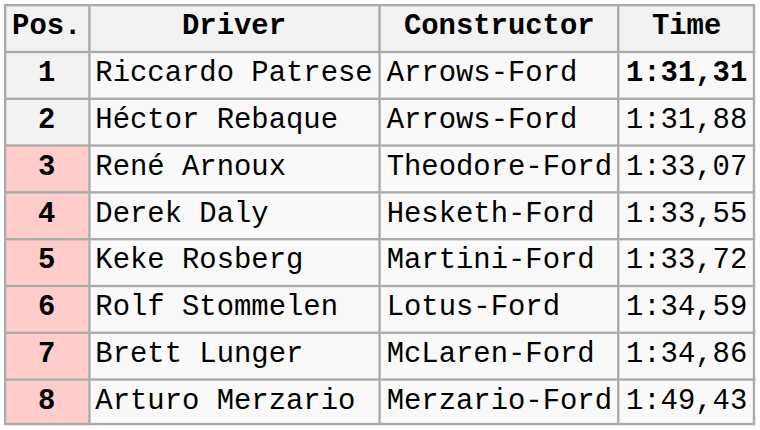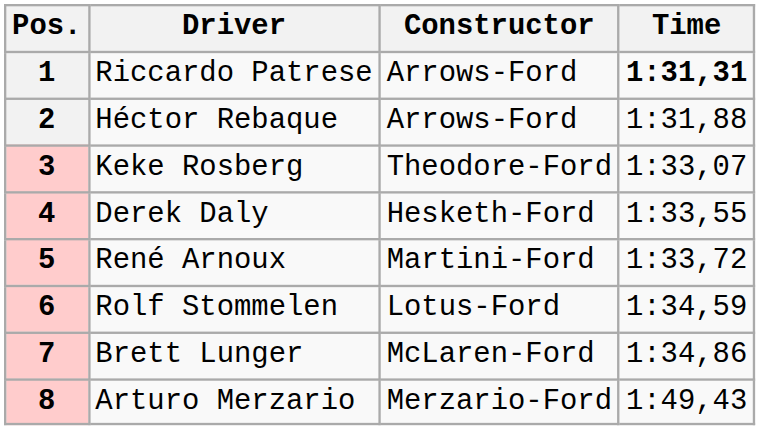(191, 169) René Arnoux -> (199, 169) Keke Rosberg
(199, 262) Keke Rosberg -> (191, 262) René Arnoux
